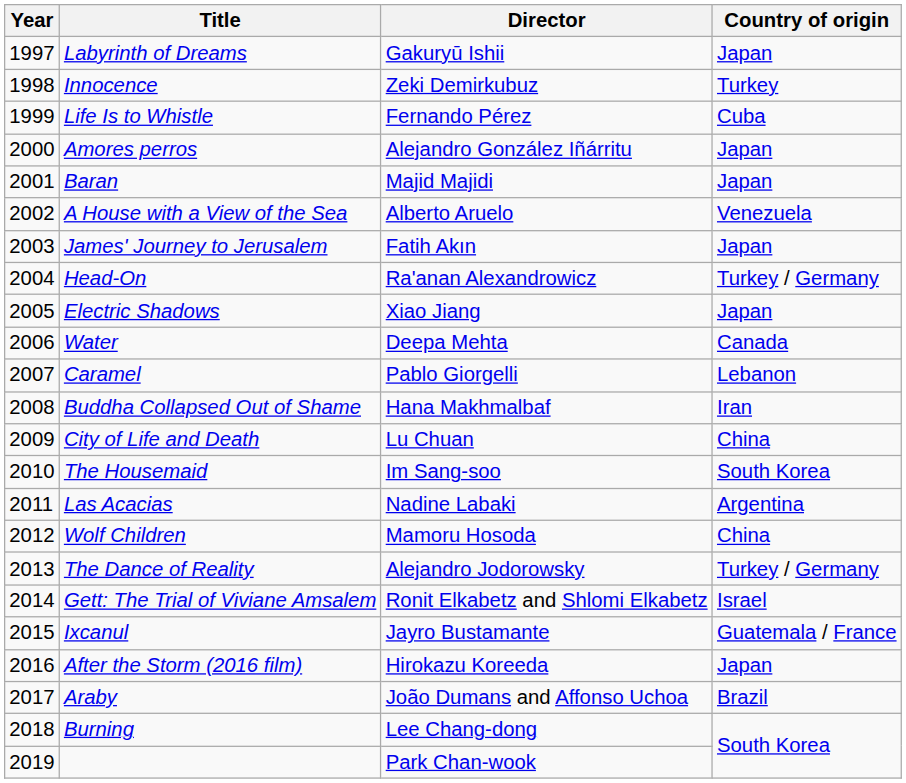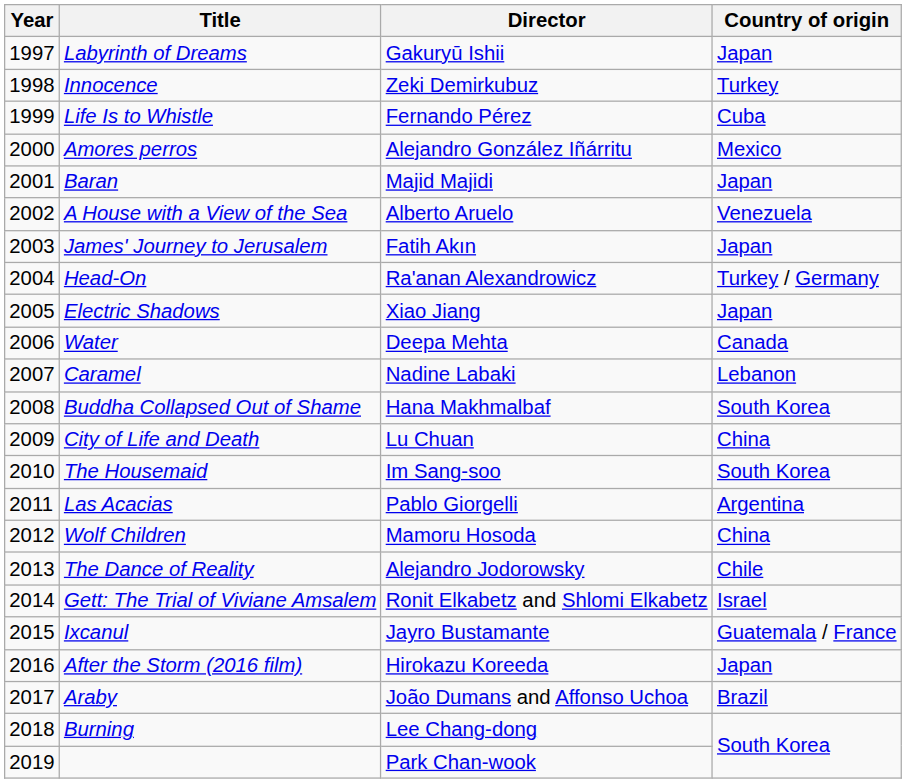(745, 149) Japan -> (749, 149) Mexico
(452, 375) Pablo Giorgelli -> (451, 375) Nadine Labaki
(734, 407) Iran -> (773, 407) South Korea
(451, 504) Nadine Labaki -> (452, 504) Pablo Giorgelli
(798, 568) Turkey / Germany -> (740, 568) Chile
